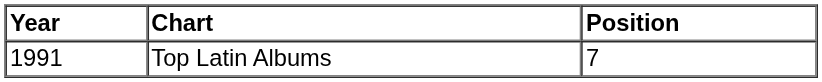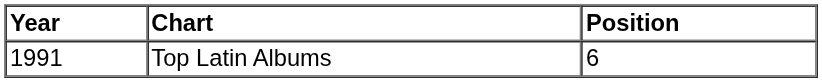(593, 58) 7 -> (593, 58) 6
